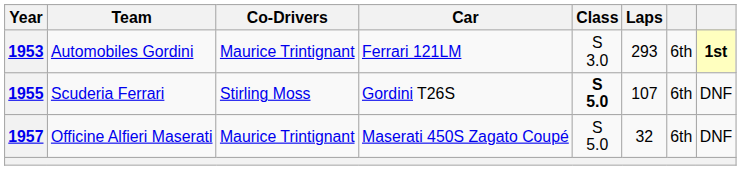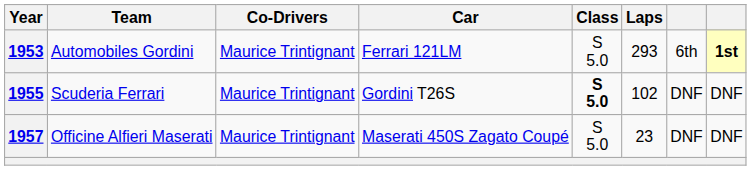(597, 51) S 3.0 -> (597, 51) S 5.0
(265, 94) Stirling Moss -> (287, 94) Maurice Trintignant
(644, 94) 107 -> (644, 94) 102
(681, 94) 6th -> (687, 94) DNF
(644, 137) 32 -> (644, 137) 23
(681, 137) 6th -> (687, 137) DNF
